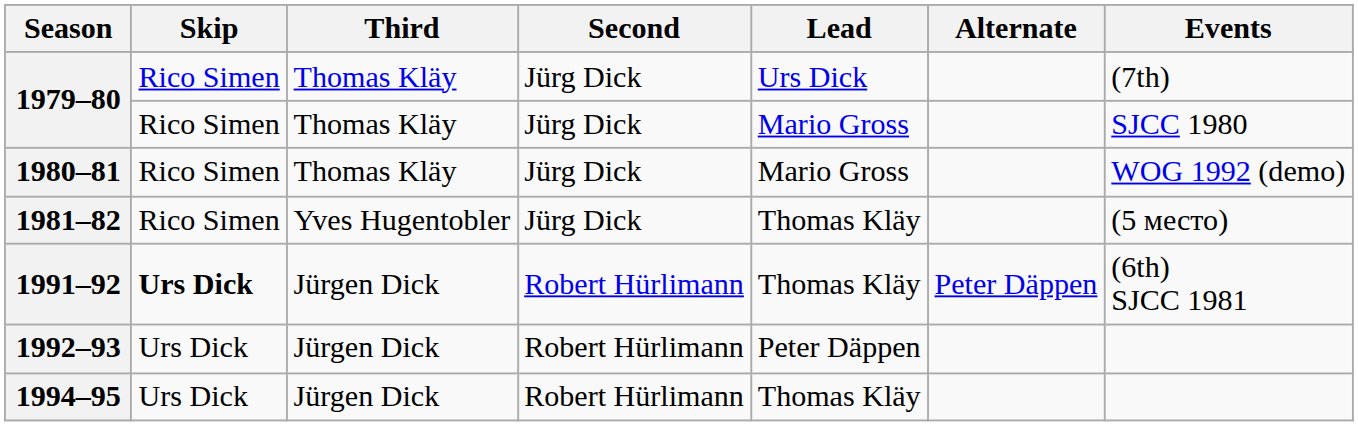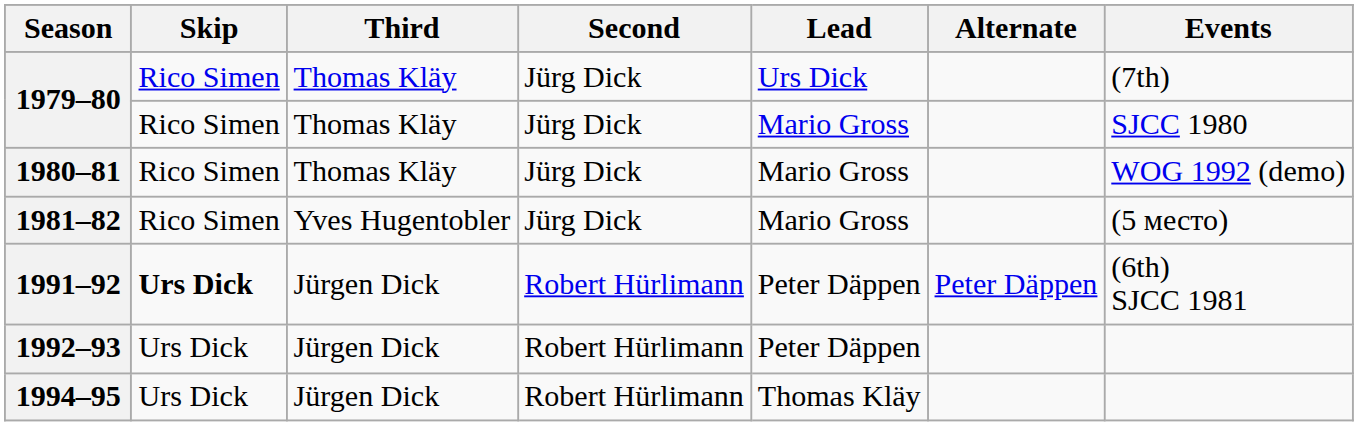(839, 219) Thomas Kläy -> (833, 219) Mario Gross
(839, 283) Thomas Kläy -> (839, 283) Peter Däppen
